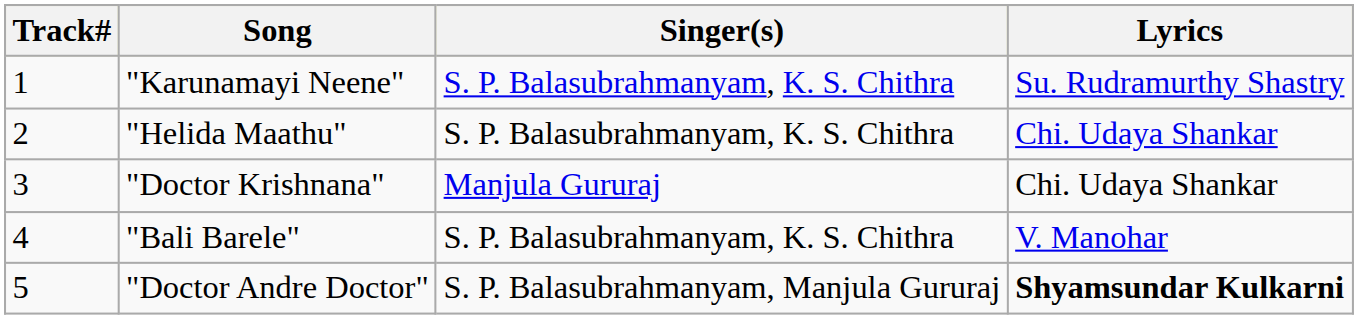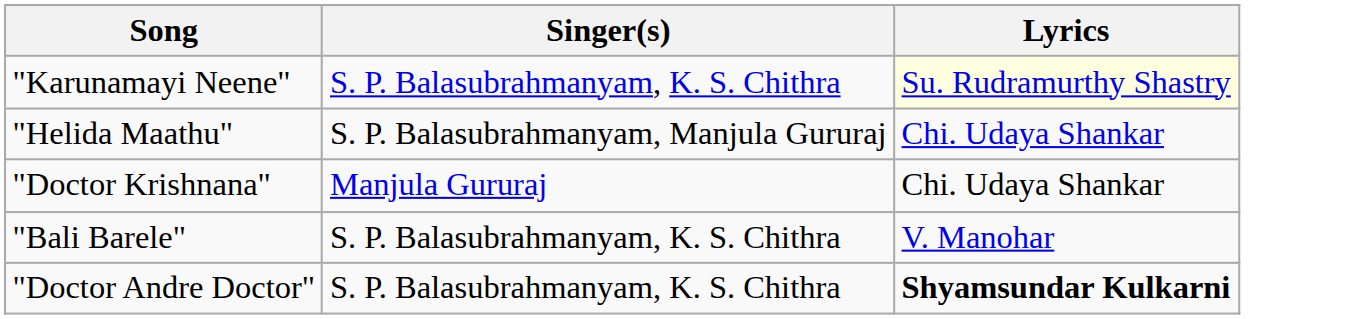- column: (62, 30)
(1180, 81) no background -> (1066, 81) lightyellow background
(699, 133) S. P. Balasubrahmanyam, K. S. Chithra -> (608, 133) S. P. Balasubrahmanyam, Manjula Gururaj
(722, 287) S. P. Balasubrahmanyam, Manjula Gururaj -> (585, 287) S. P. Balasubrahmanyam, K. S. Chithra
